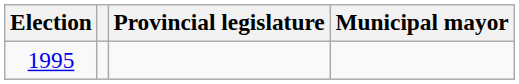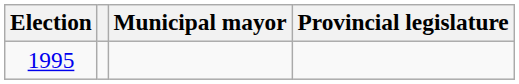columns swapped: (219, 23) <-> (422, 23)
